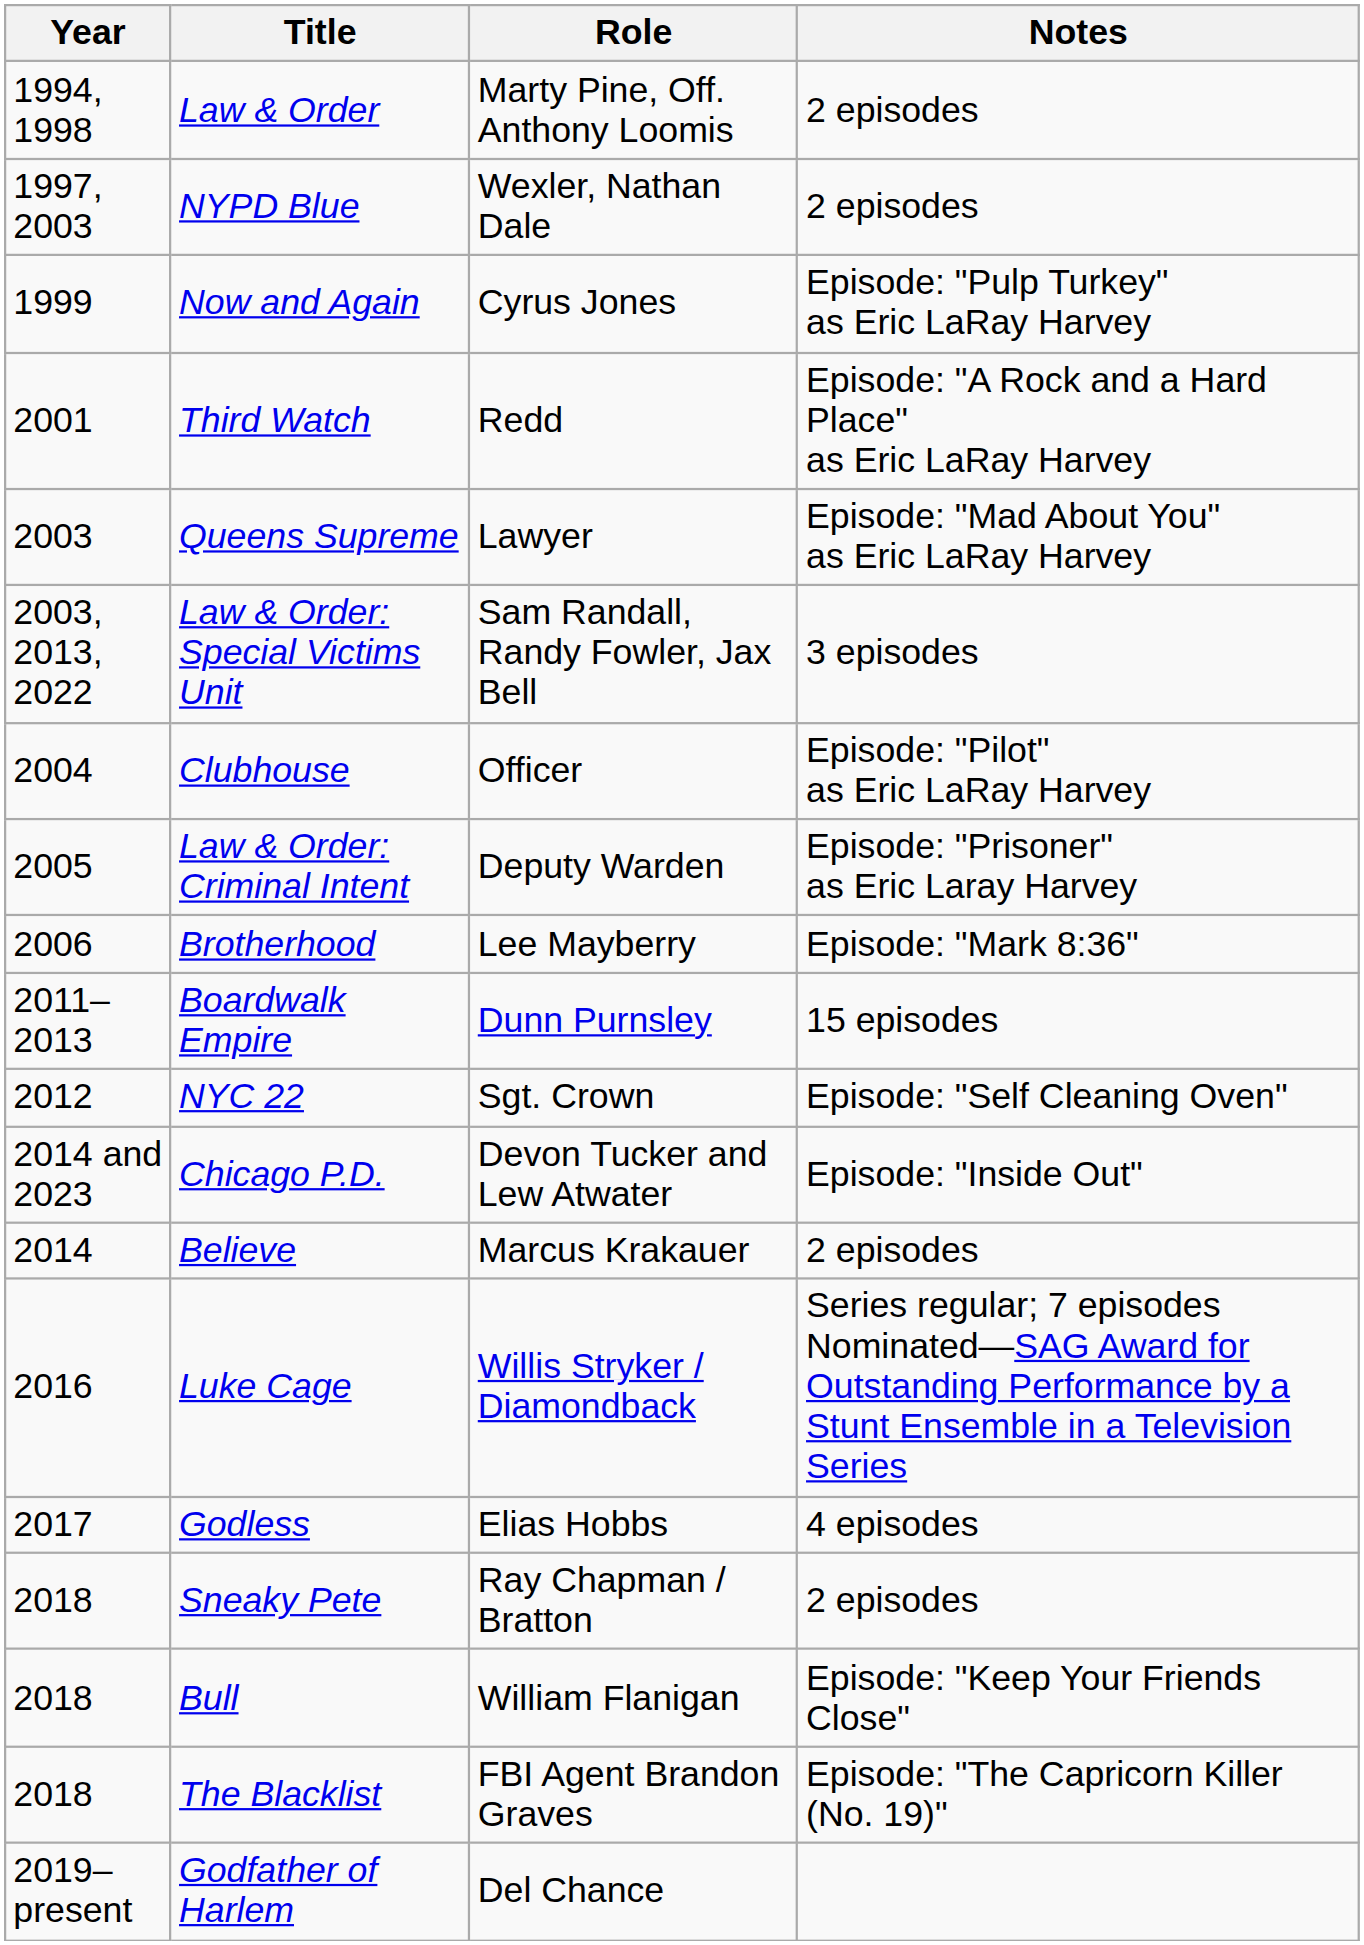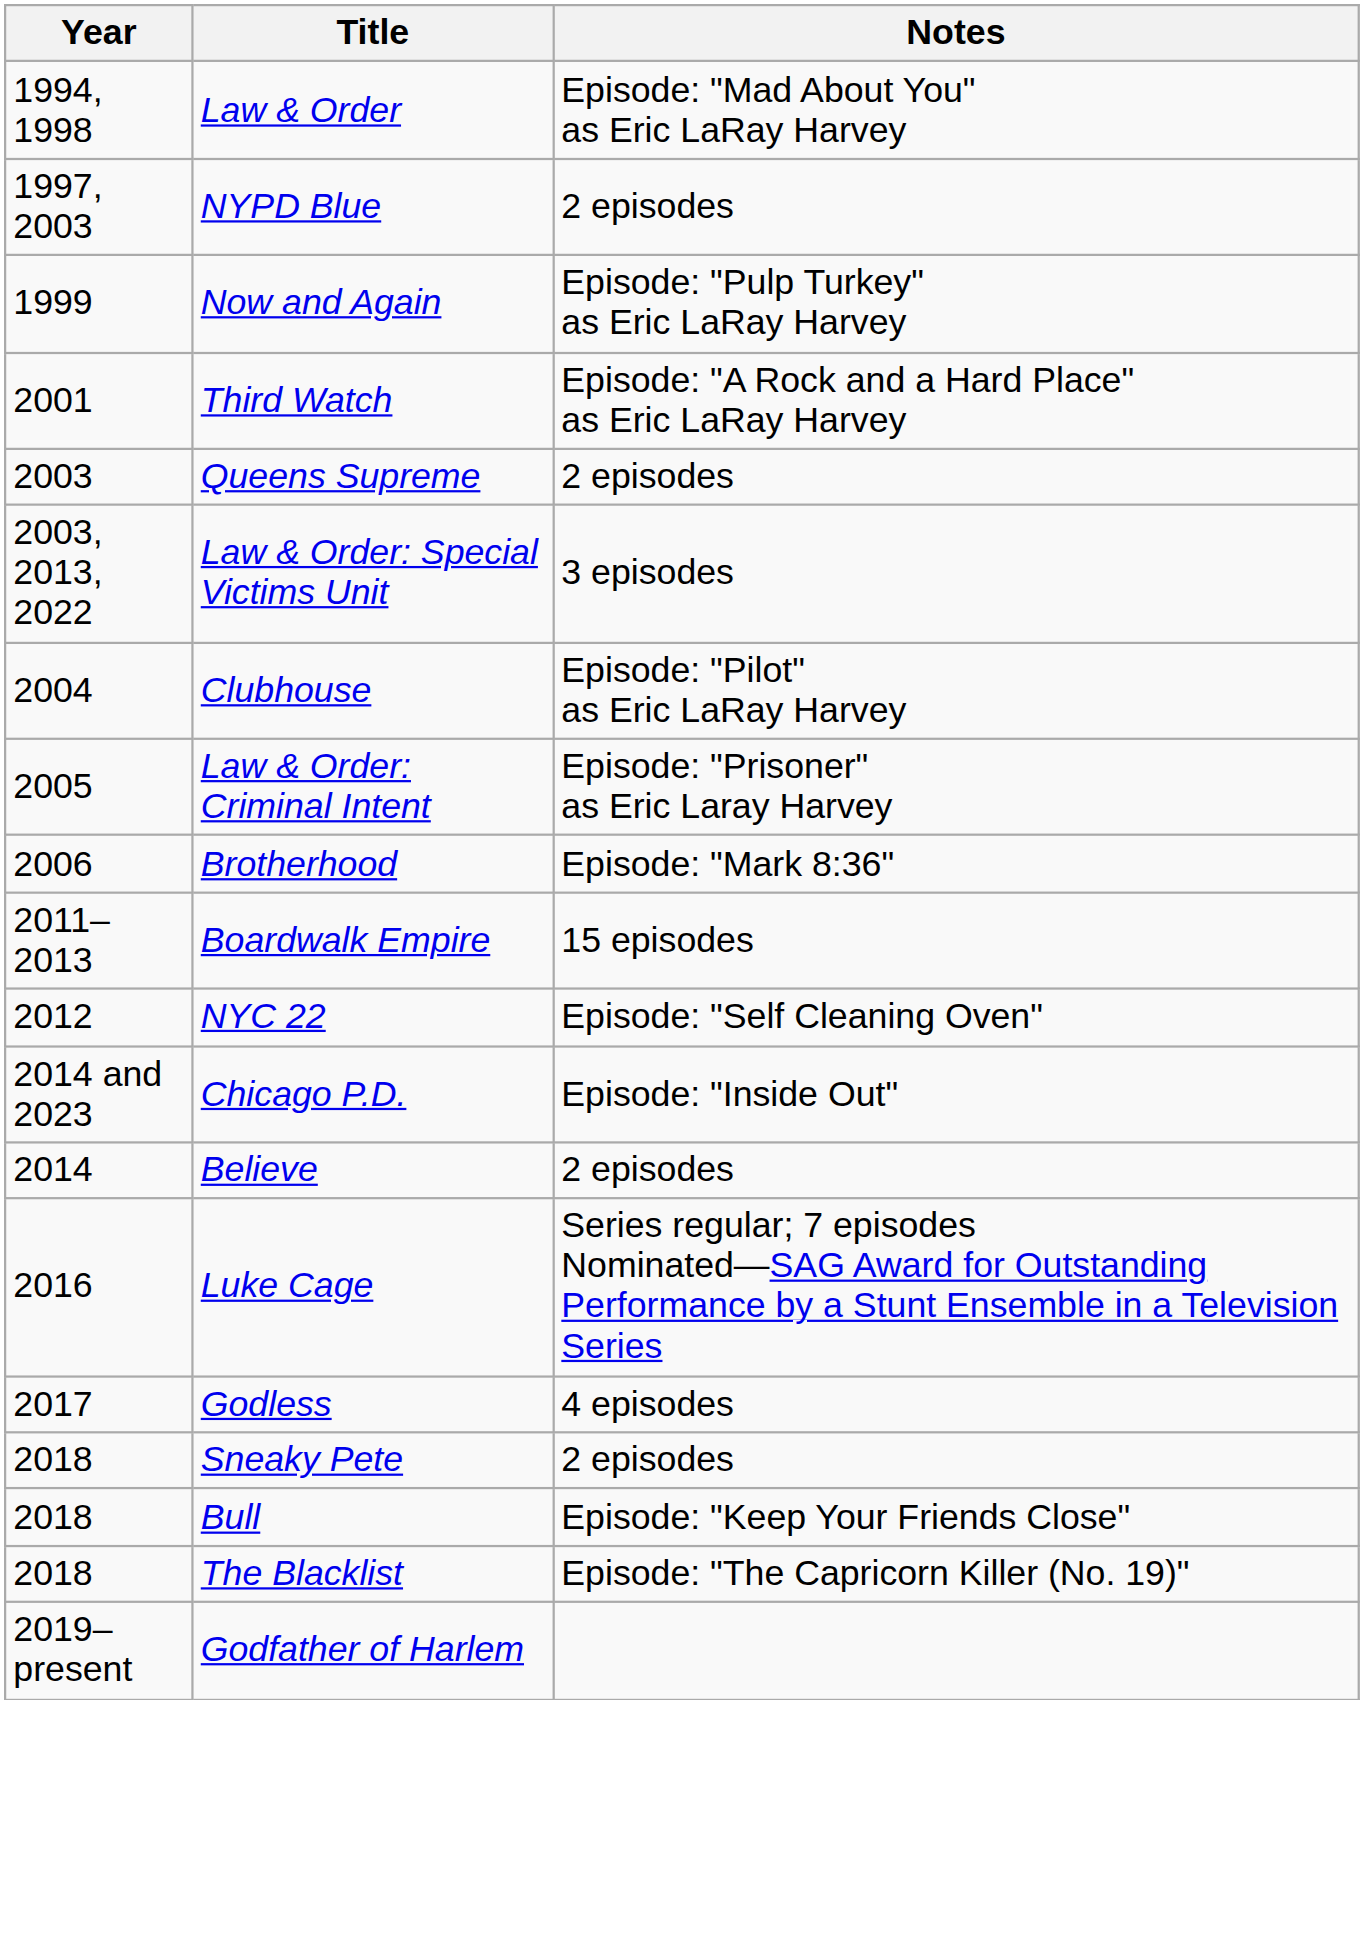- column: (634, 32)
(892, 109) 2 episodes -> (768, 109) Episode: "Mad About You" as Eric LaRay Harvey
(1013, 536) Episode: "Mad About You" as Eric LaRay Harvey -> (648, 476) 2 episodes
